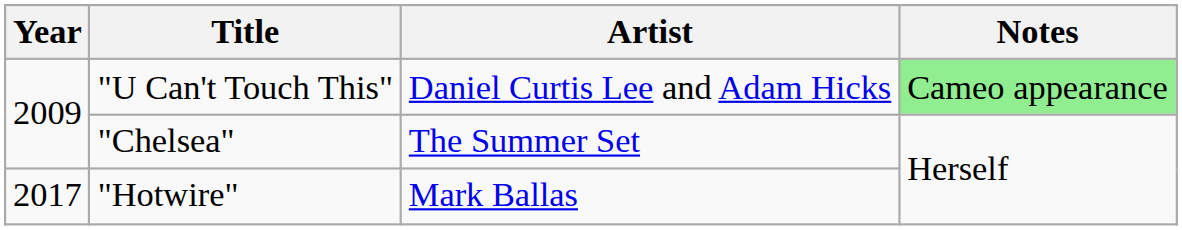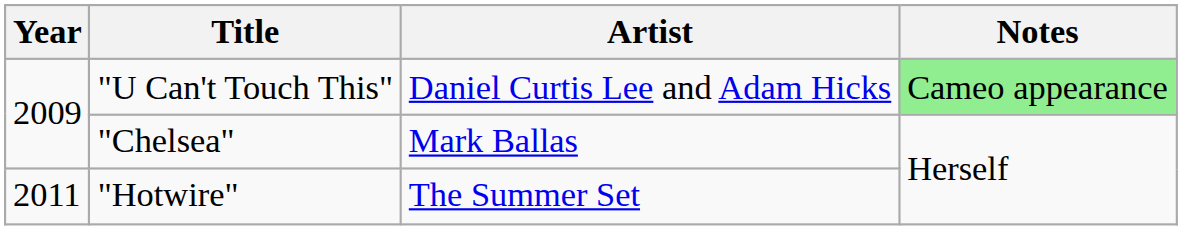(524, 140) The Summer Set -> (493, 140) Mark Ballas
(47, 195) 2017 -> (47, 195) 2011
(493, 195) Mark Ballas -> (524, 195) The Summer Set
